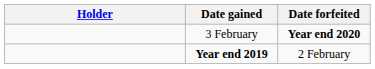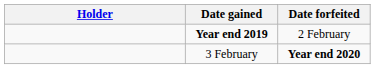rows swapped: (232, 54) <-> (232, 34)
